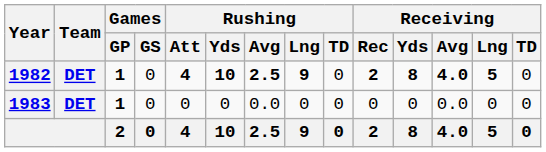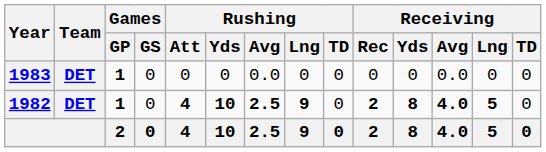rows swapped: (30, 76) <-> (30, 104)
